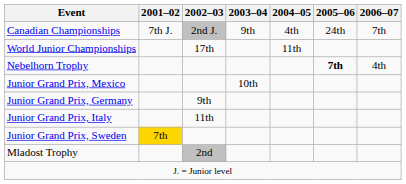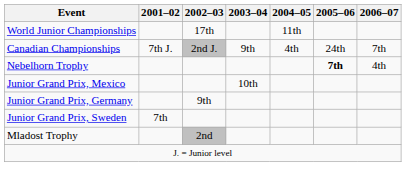rows swapped: (71, 48) <-> (63, 30)
- row: (59, 118)
(160, 135) gold background -> (160, 118) no background
